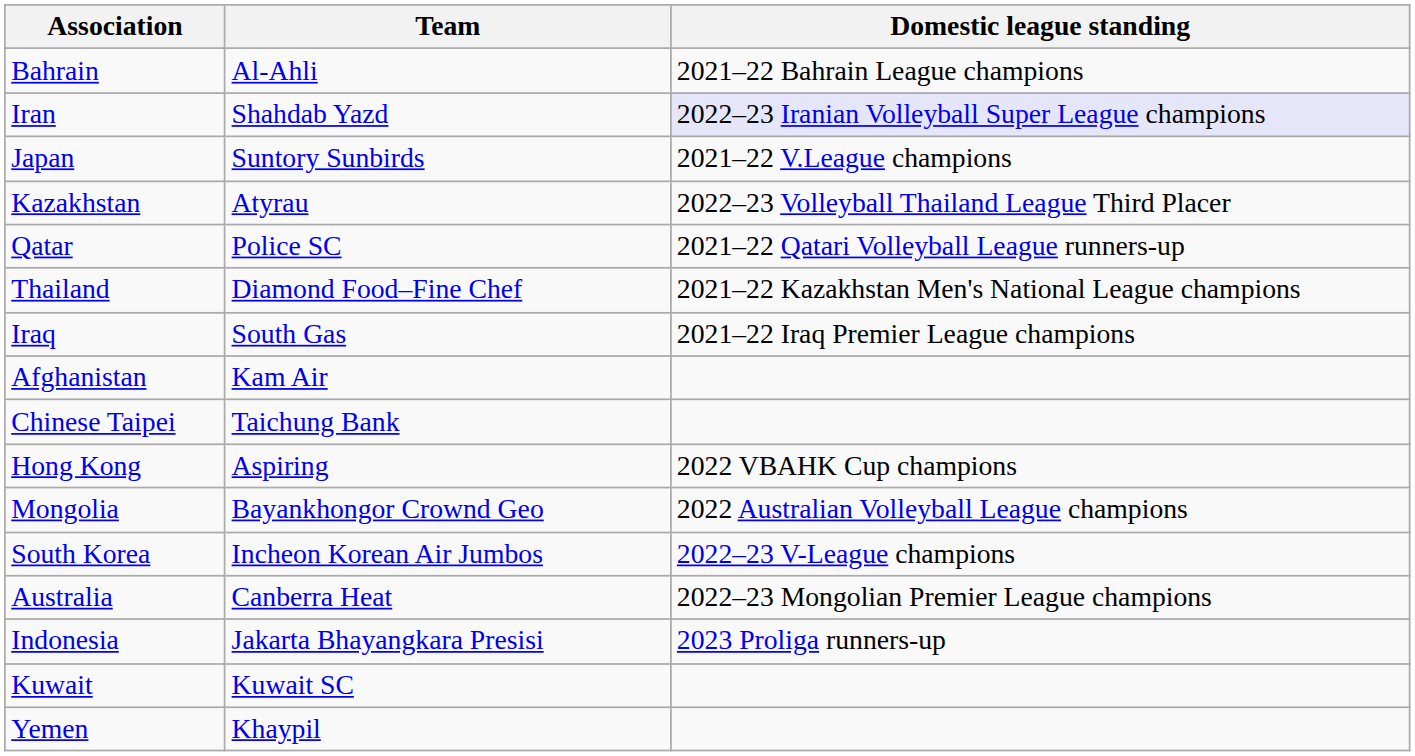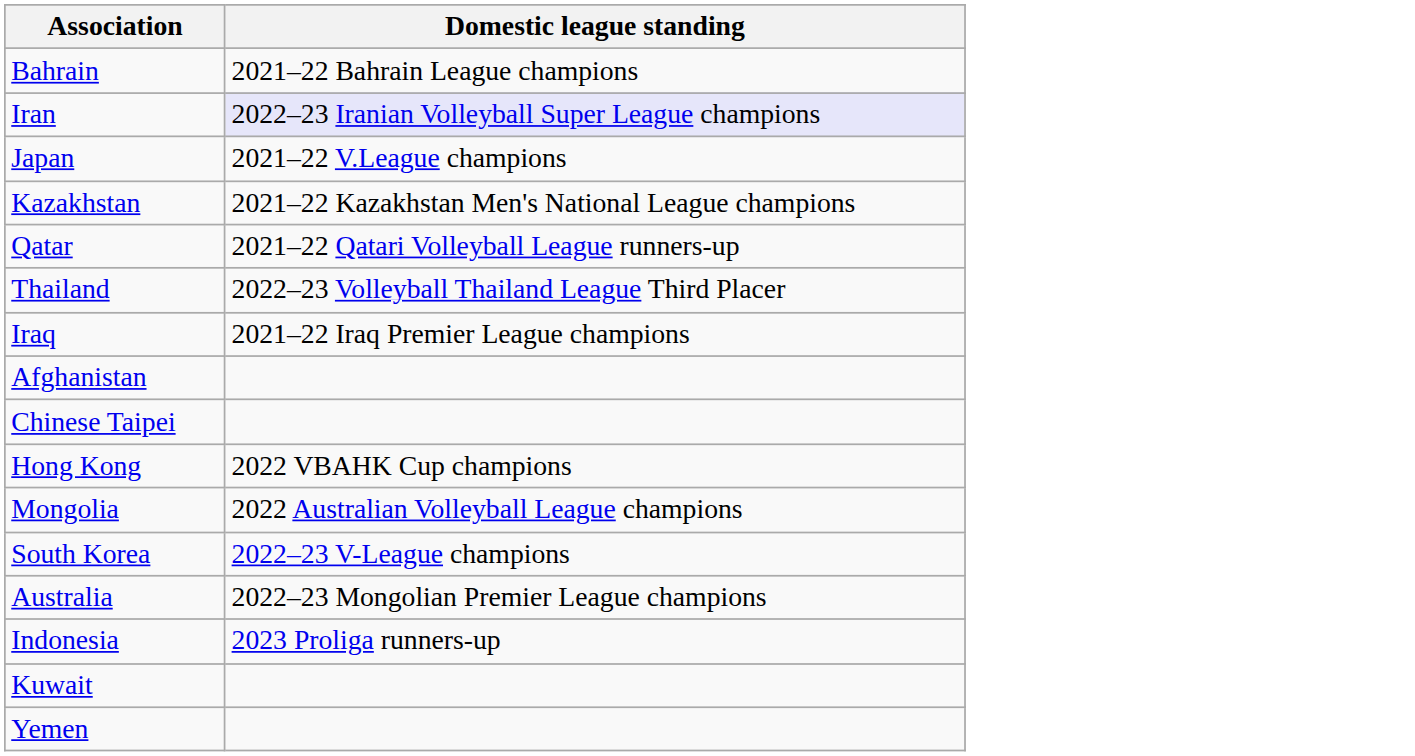- column: (448, 26)
(954, 202) 2022–23 Volleyball Thailand League Third Placer -> (543, 202) 2021–22 Kazakhstan Men's National League champions
(989, 289) 2021–22 Kazakhstan Men's National League champions -> (508, 289) 2022–23 Volleyball Thailand League Third Placer
